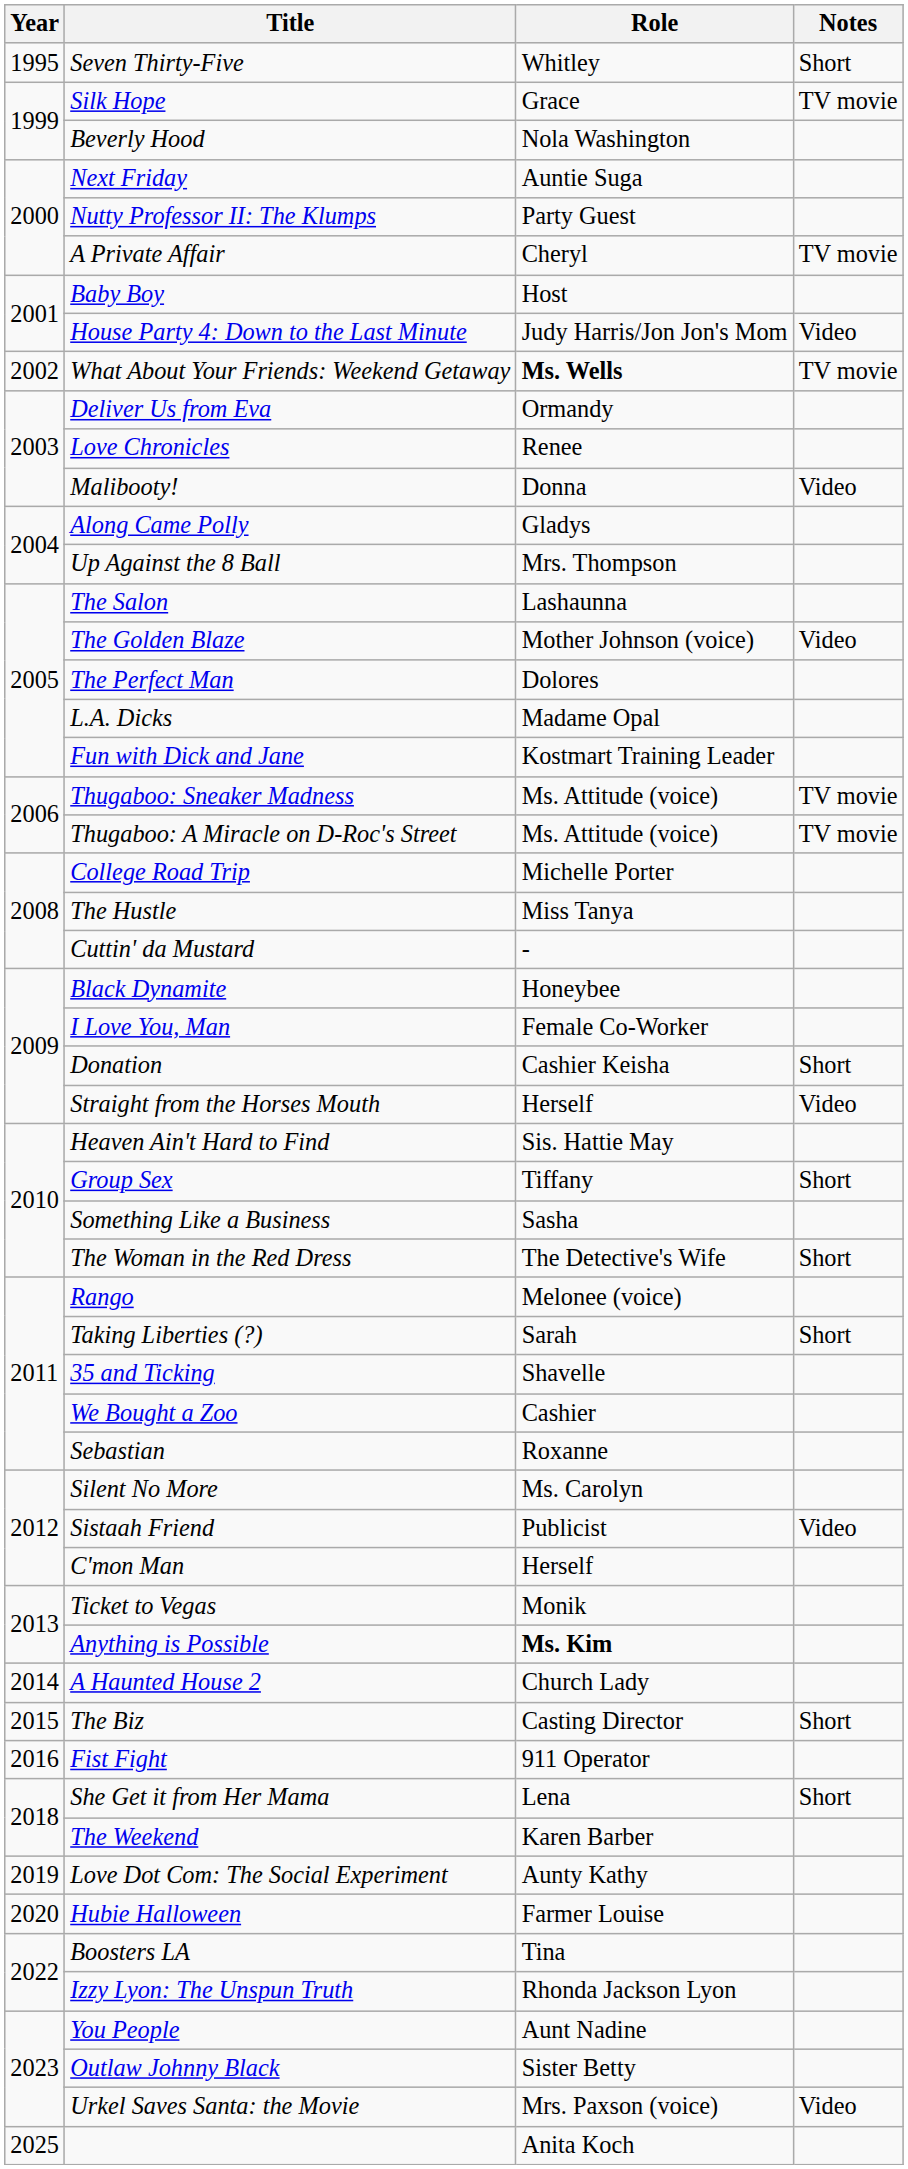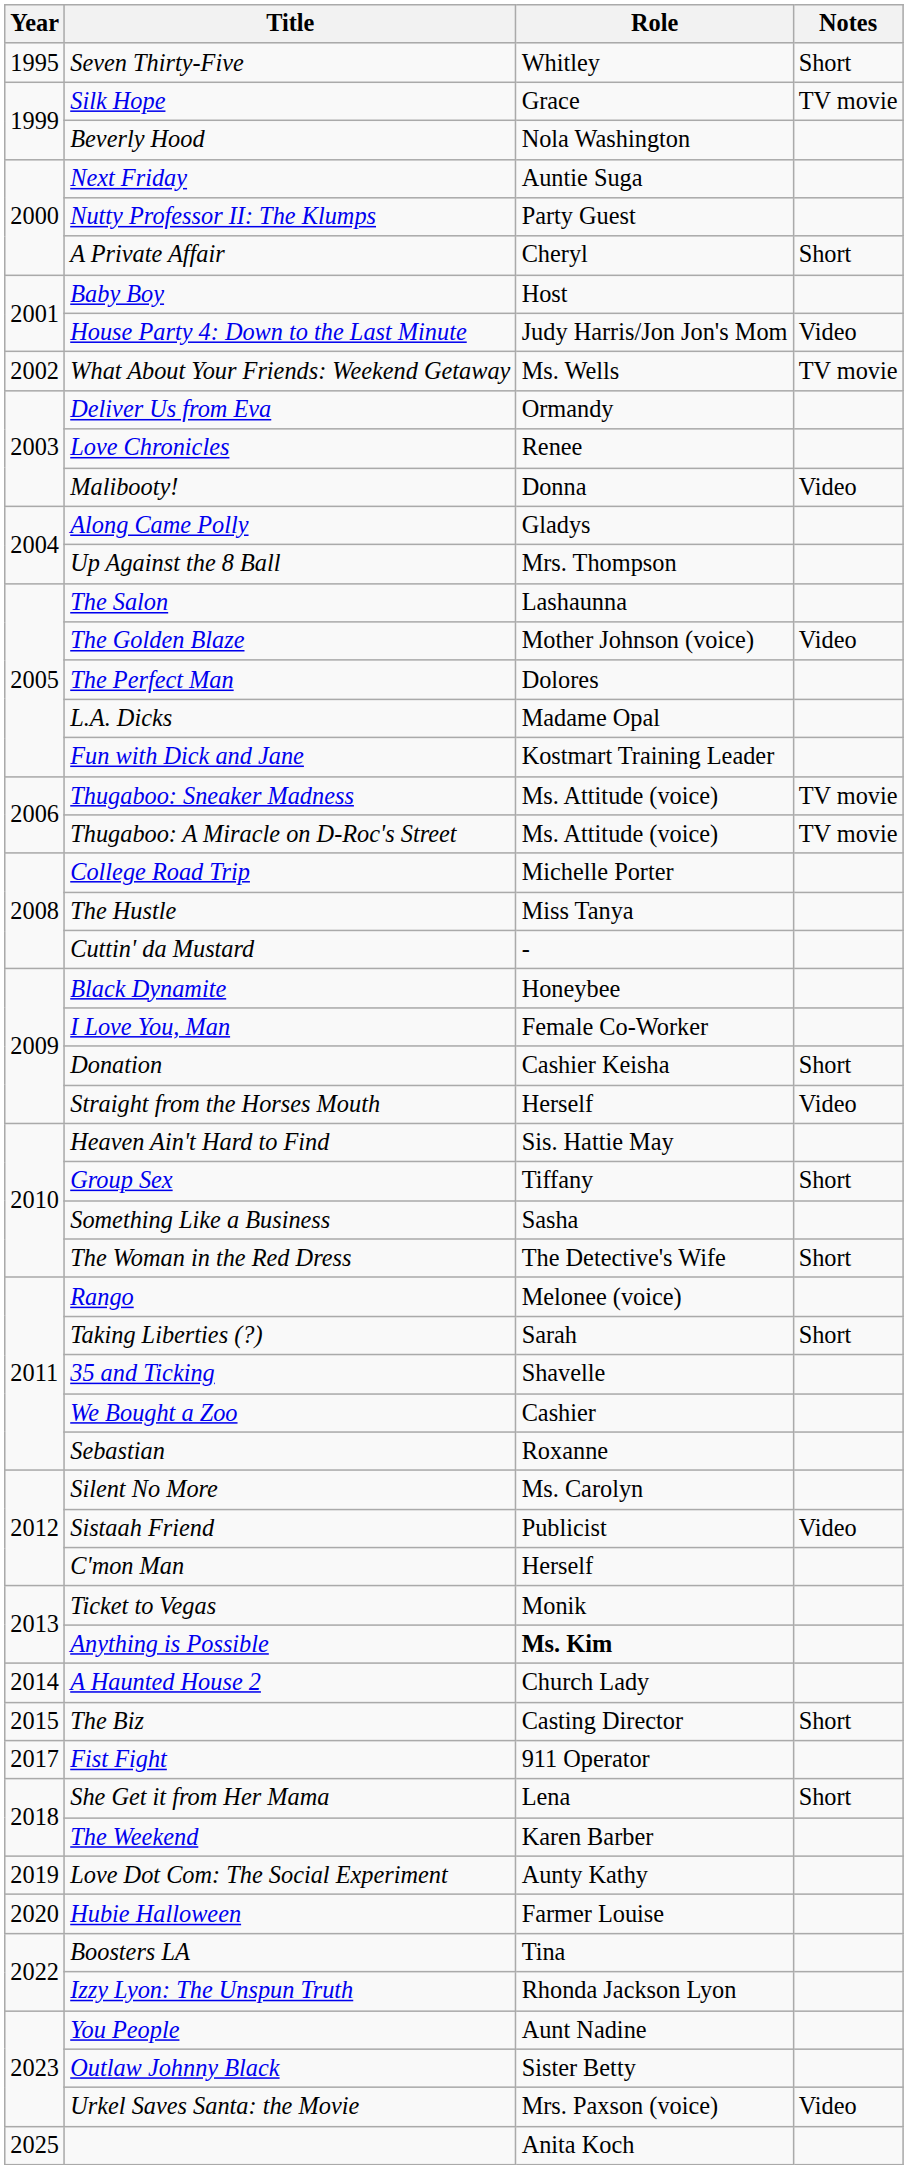(848, 255) TV movie -> (825, 255) Short
(572, 370) bold -> (570, 370) normal
(35, 1759) 2016 -> (35, 1759) 2017
